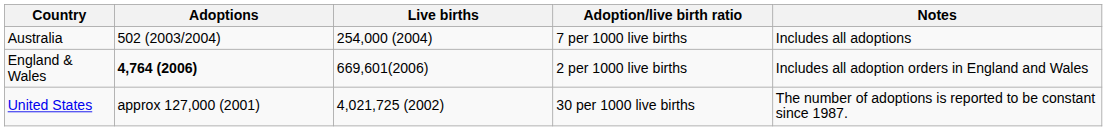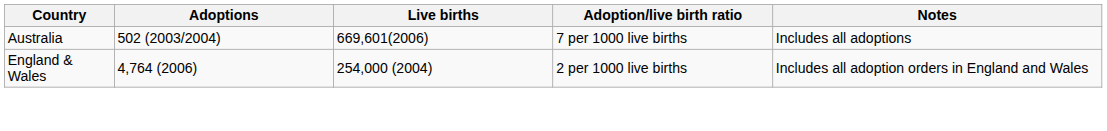(385, 37) 254,000 (2004) -> (383, 37) 669,601(2006)
(157, 68) bold -> (157, 68) normal
(383, 68) 669,601(2006) -> (385, 68) 254,000 (2004)
- row: (50, 106)
